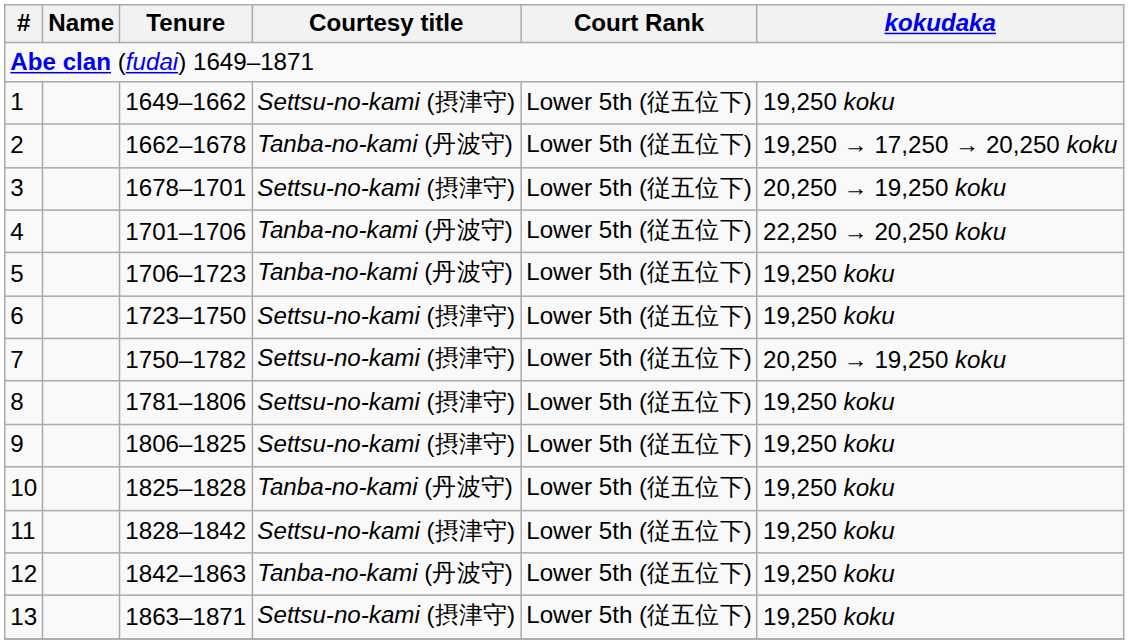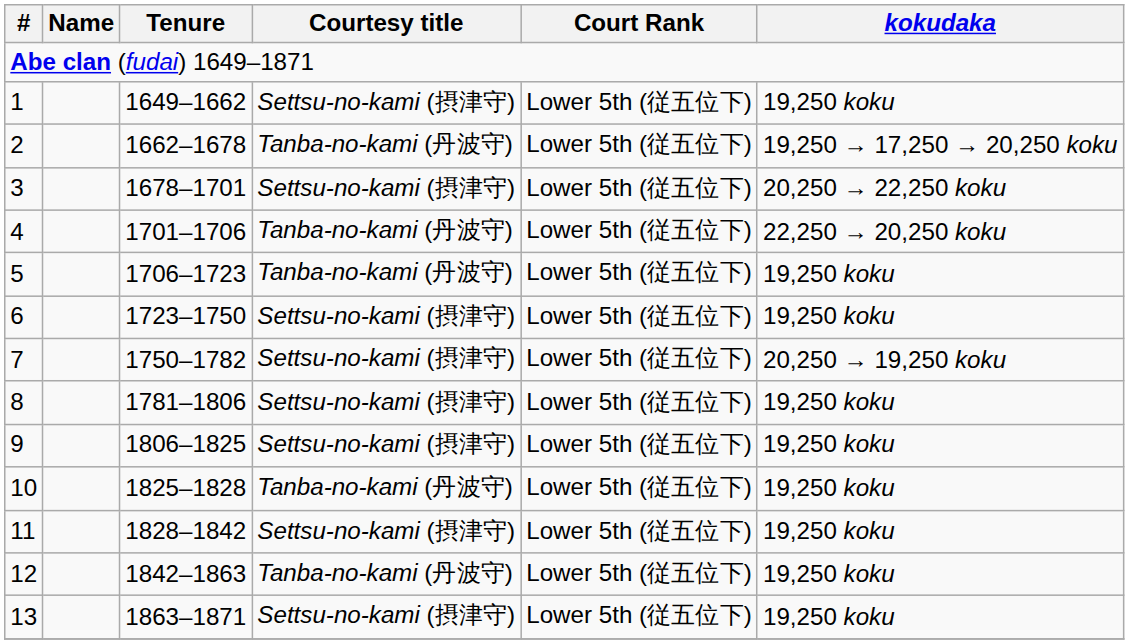(885, 188) 20,250 → 19,250 koku -> (885, 188) 20,250 → 22,250 koku
